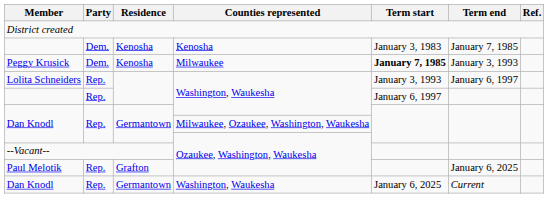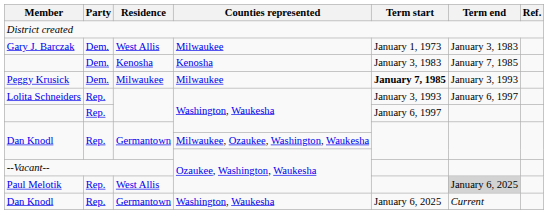+ row: (41, 46)
(134, 63) Kenosha -> (140, 79) Milwaukee
(132, 167) Grafton -> (138, 184) West Allis
(484, 167) no background -> (484, 184) lightgrey background
